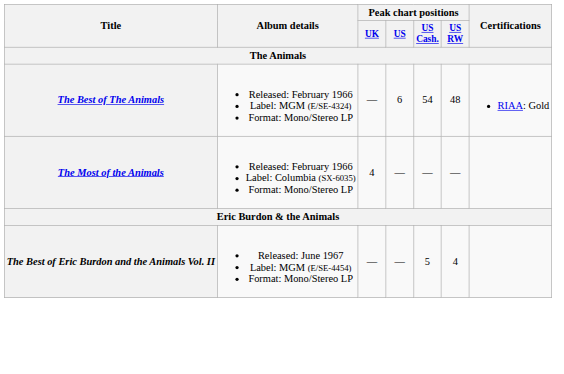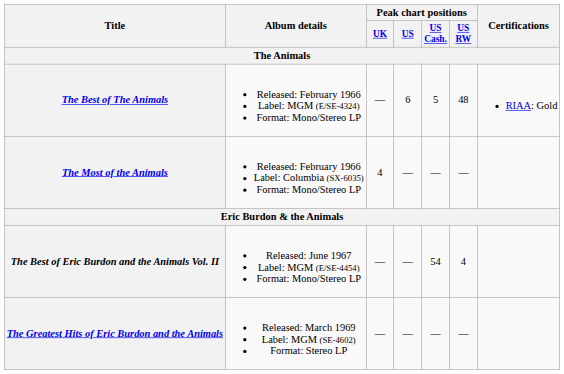(427, 100) 54 -> (436, 100) 5
(427, 261) 5 -> (436, 261) 54
+ row: (115, 333)
